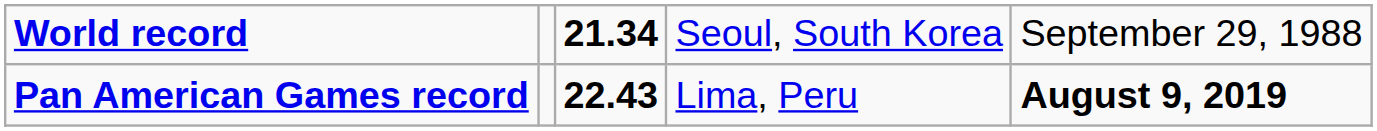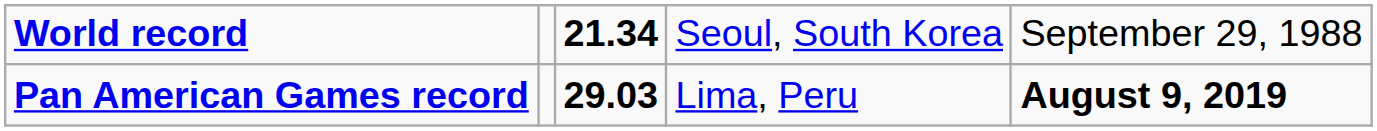(611, 94) 22.43 -> (611, 94) 29.03
